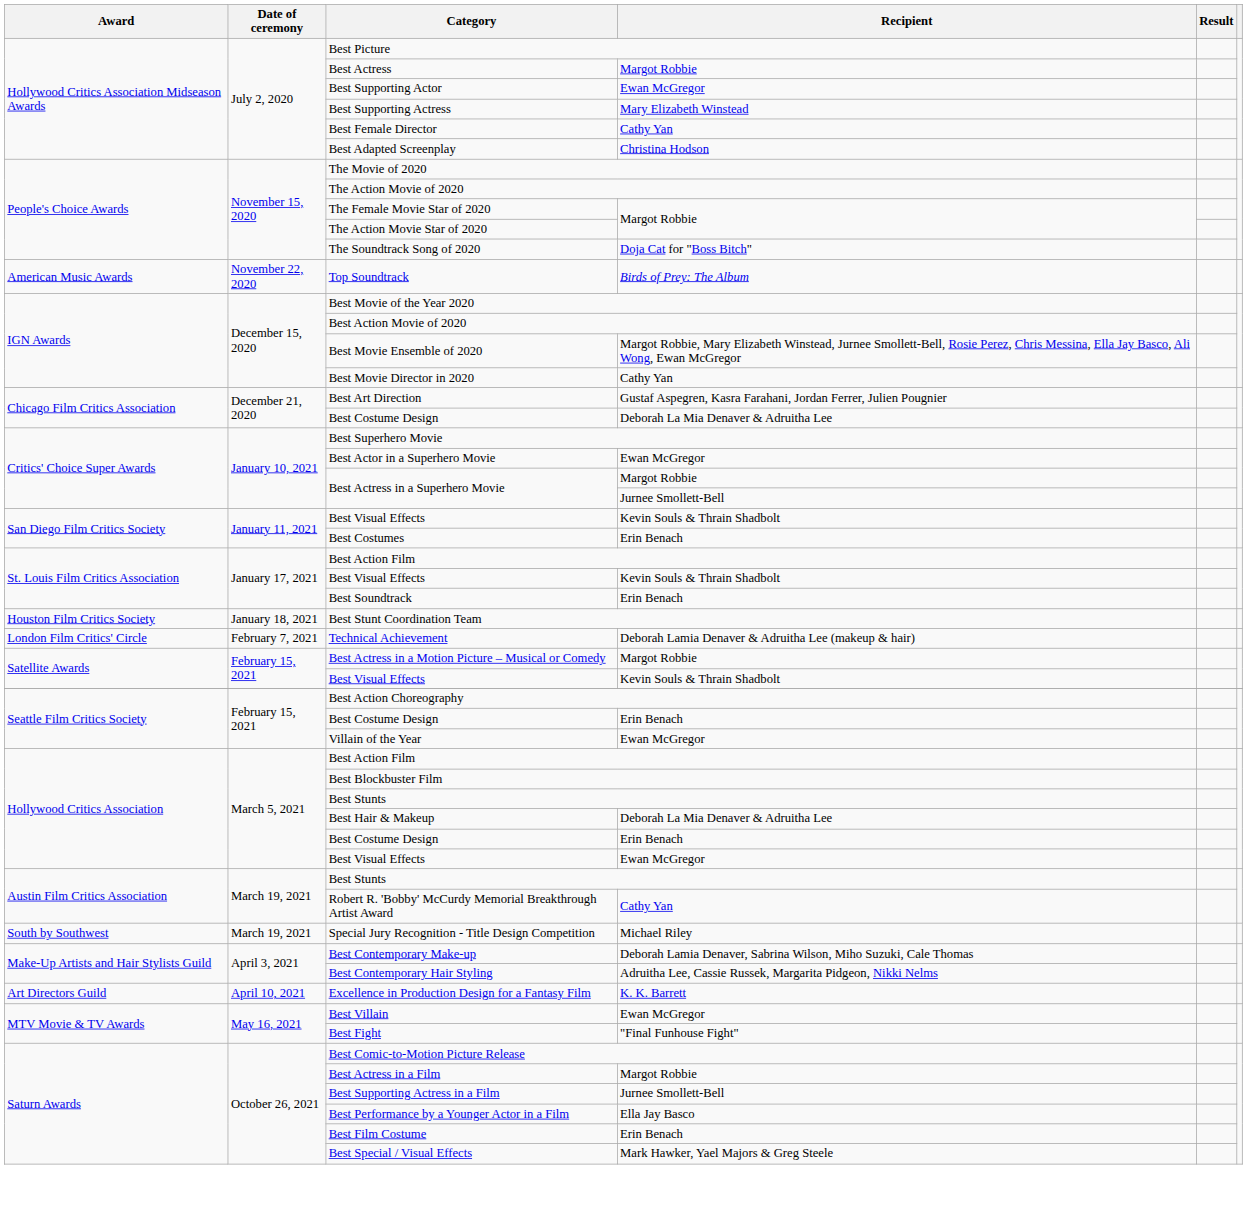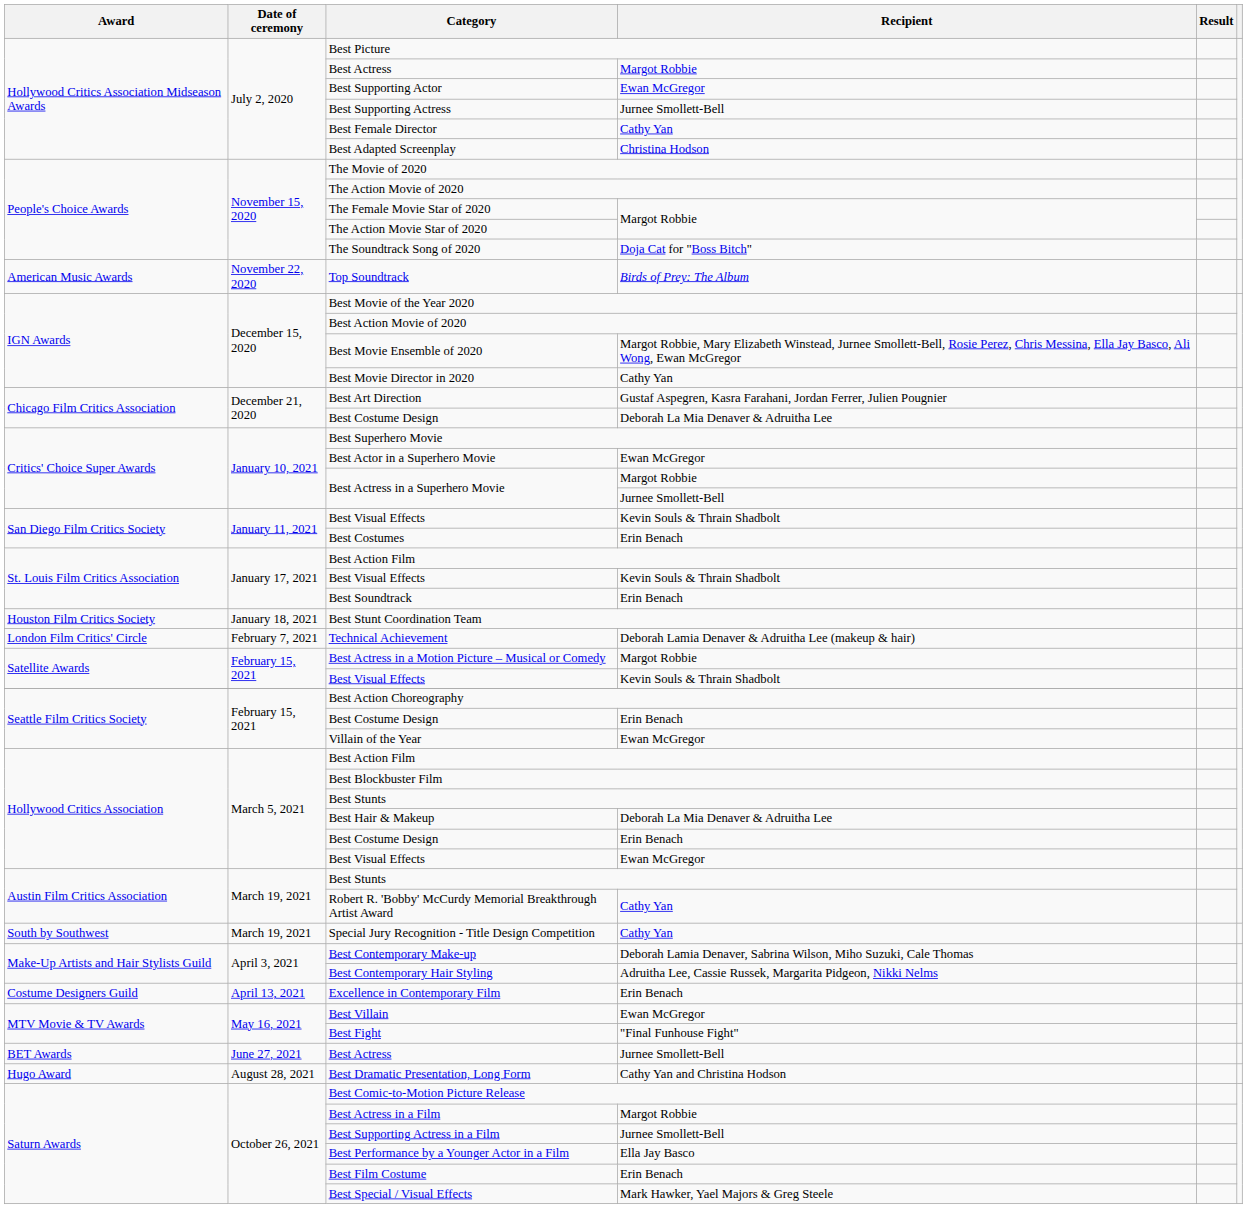(684, 108) Mary Elizabeth Winstead -> (672, 108) Jurnee Smollett-Bell
(656, 933) Michael Riley -> (646, 933) Cathy Yan
- row: (57, 993)
+ row: (73, 993)
+ row: (39, 1053)
+ row: (39, 1073)
